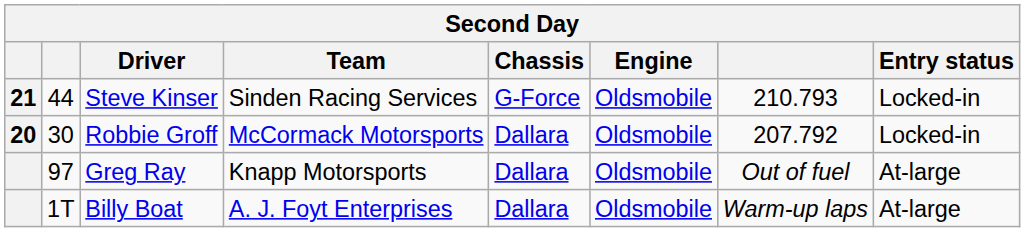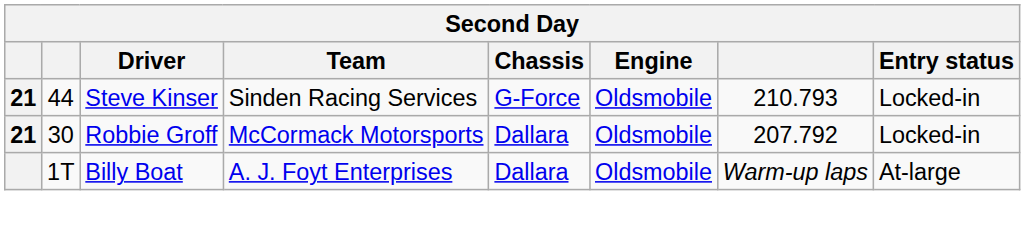(23, 135) 20 -> (23, 135) 21
- row: (135, 172)
